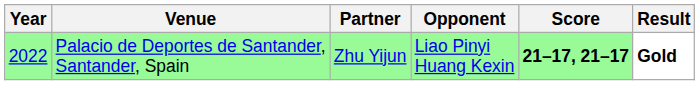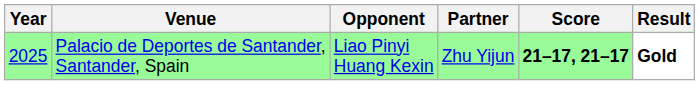columns swapped: (370, 19) <-> (464, 19)
(28, 56) 2022 -> (28, 56) 2025
